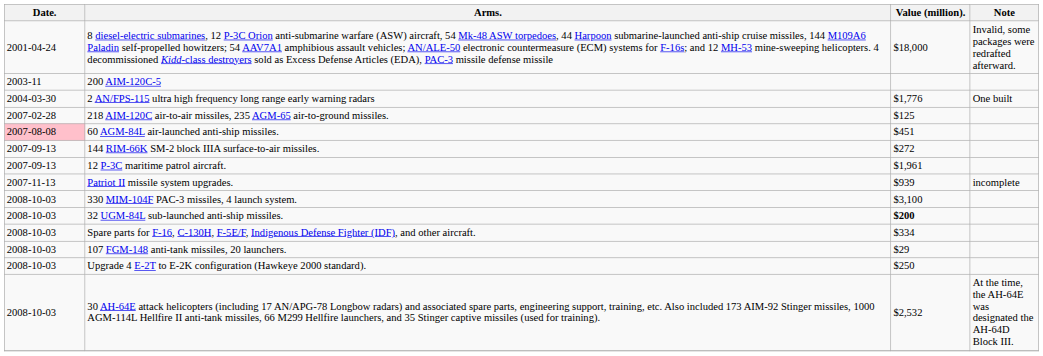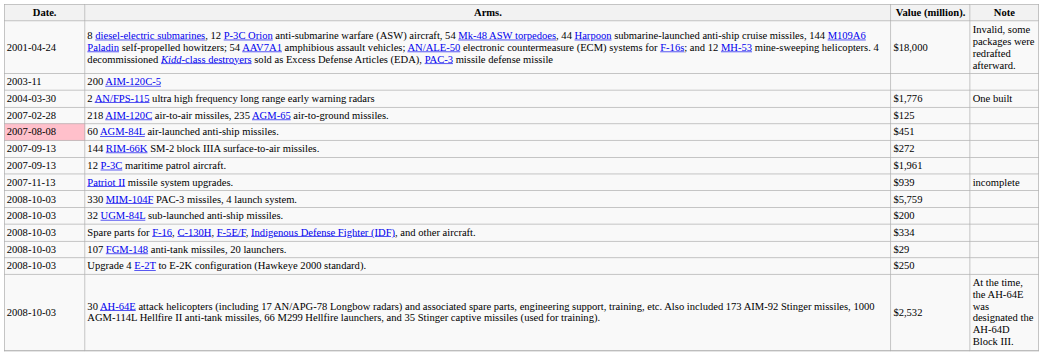(908, 199) $3,100 -> (908, 199) $5,759
(904, 215) bold -> (904, 215) normal
